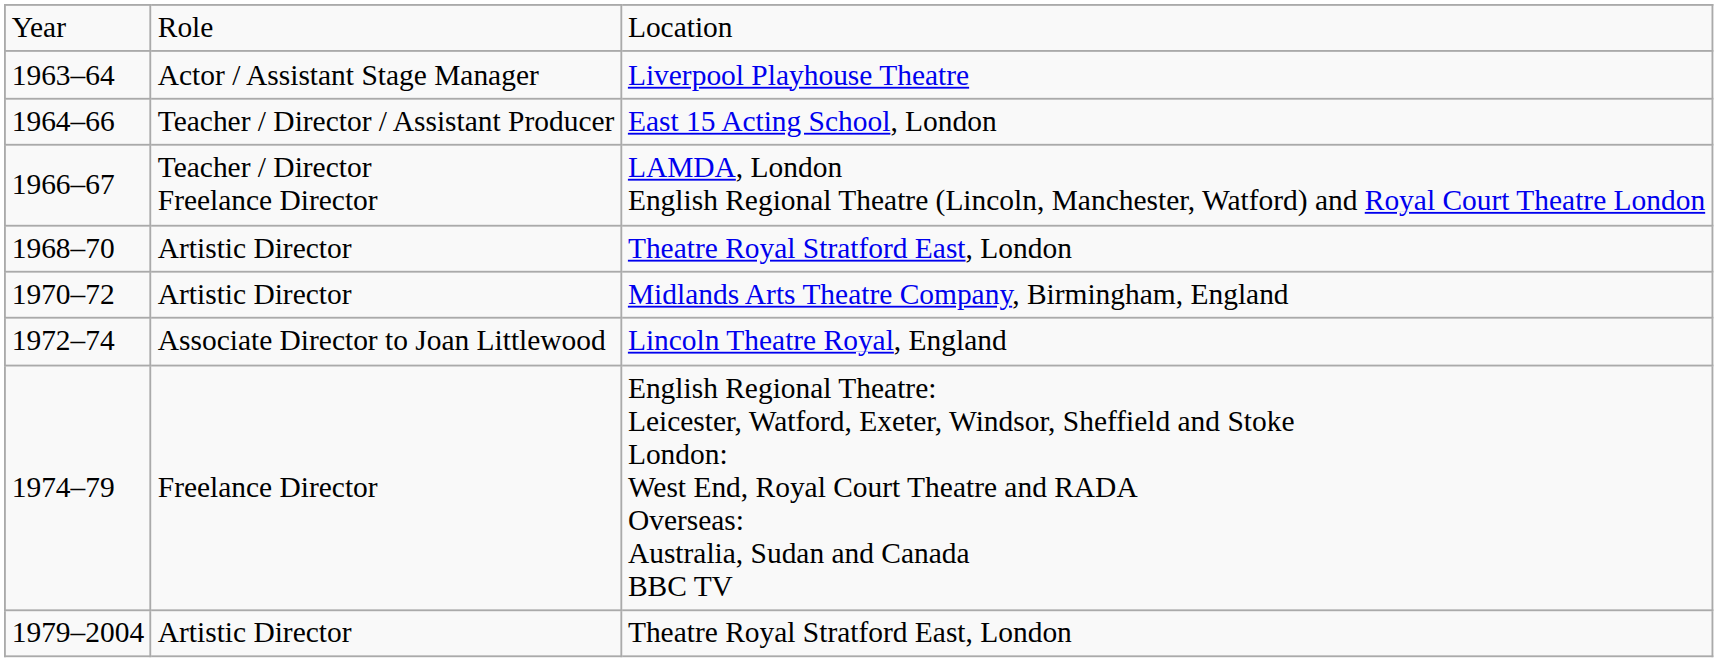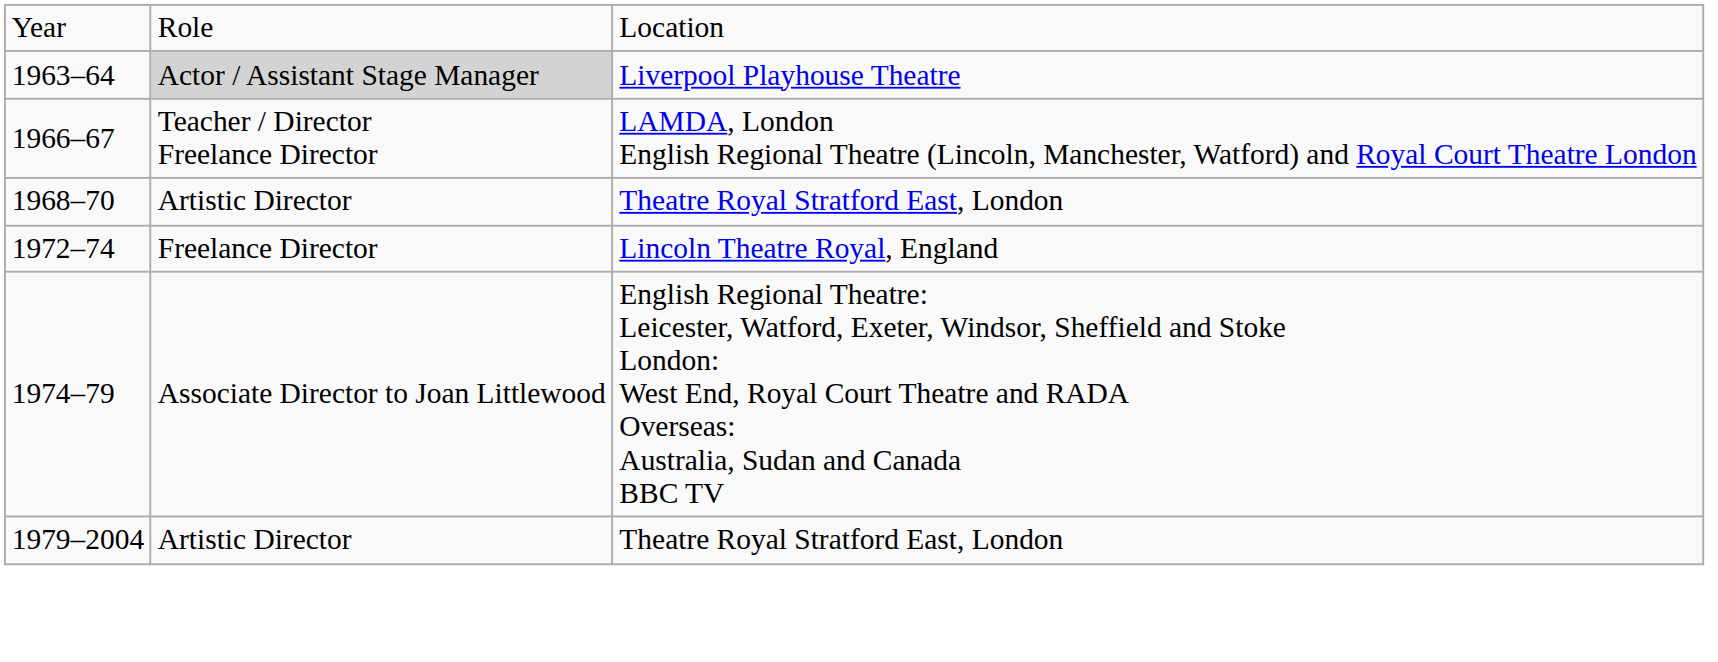(348, 74) no background -> (348, 74) lightgrey background
- row: (63, 121)
- row: (63, 294)
(382, 341) Associate Director to Joan Littlewood -> (268, 247) Freelance Director
(268, 487) Freelance Director -> (382, 393) Associate Director to Joan Littlewood
